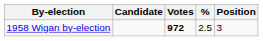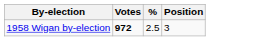- column: (139, 12)
